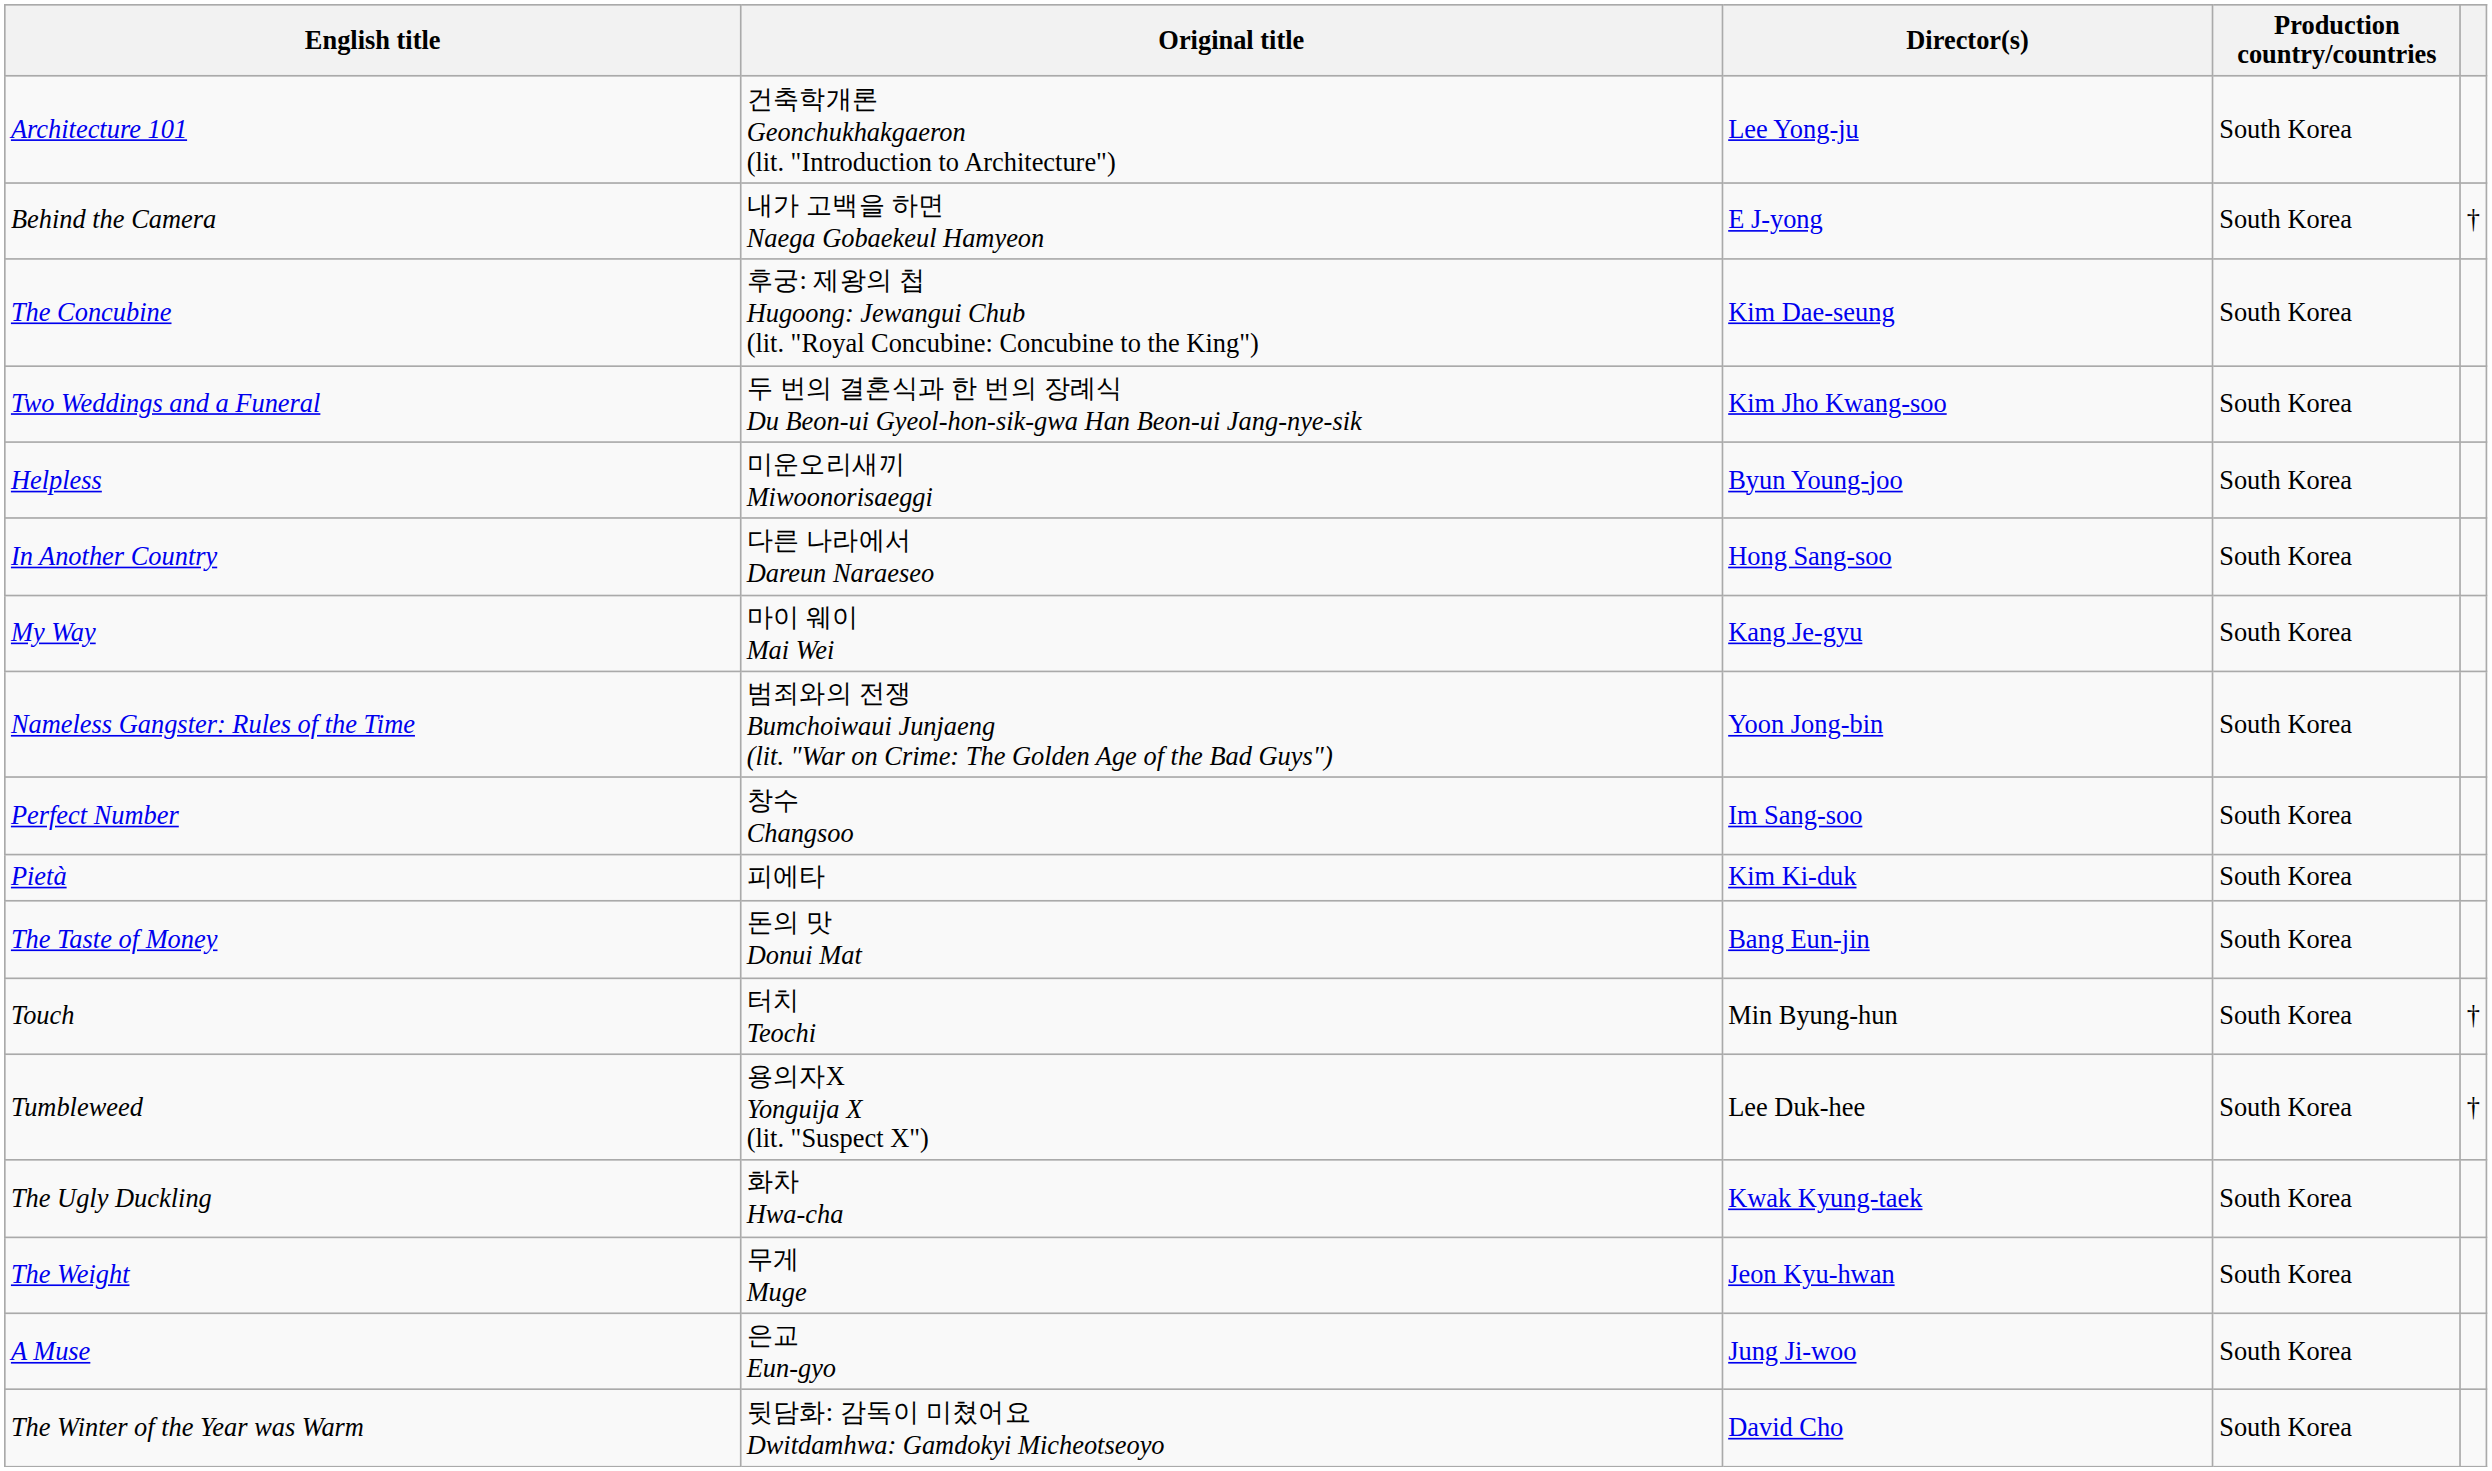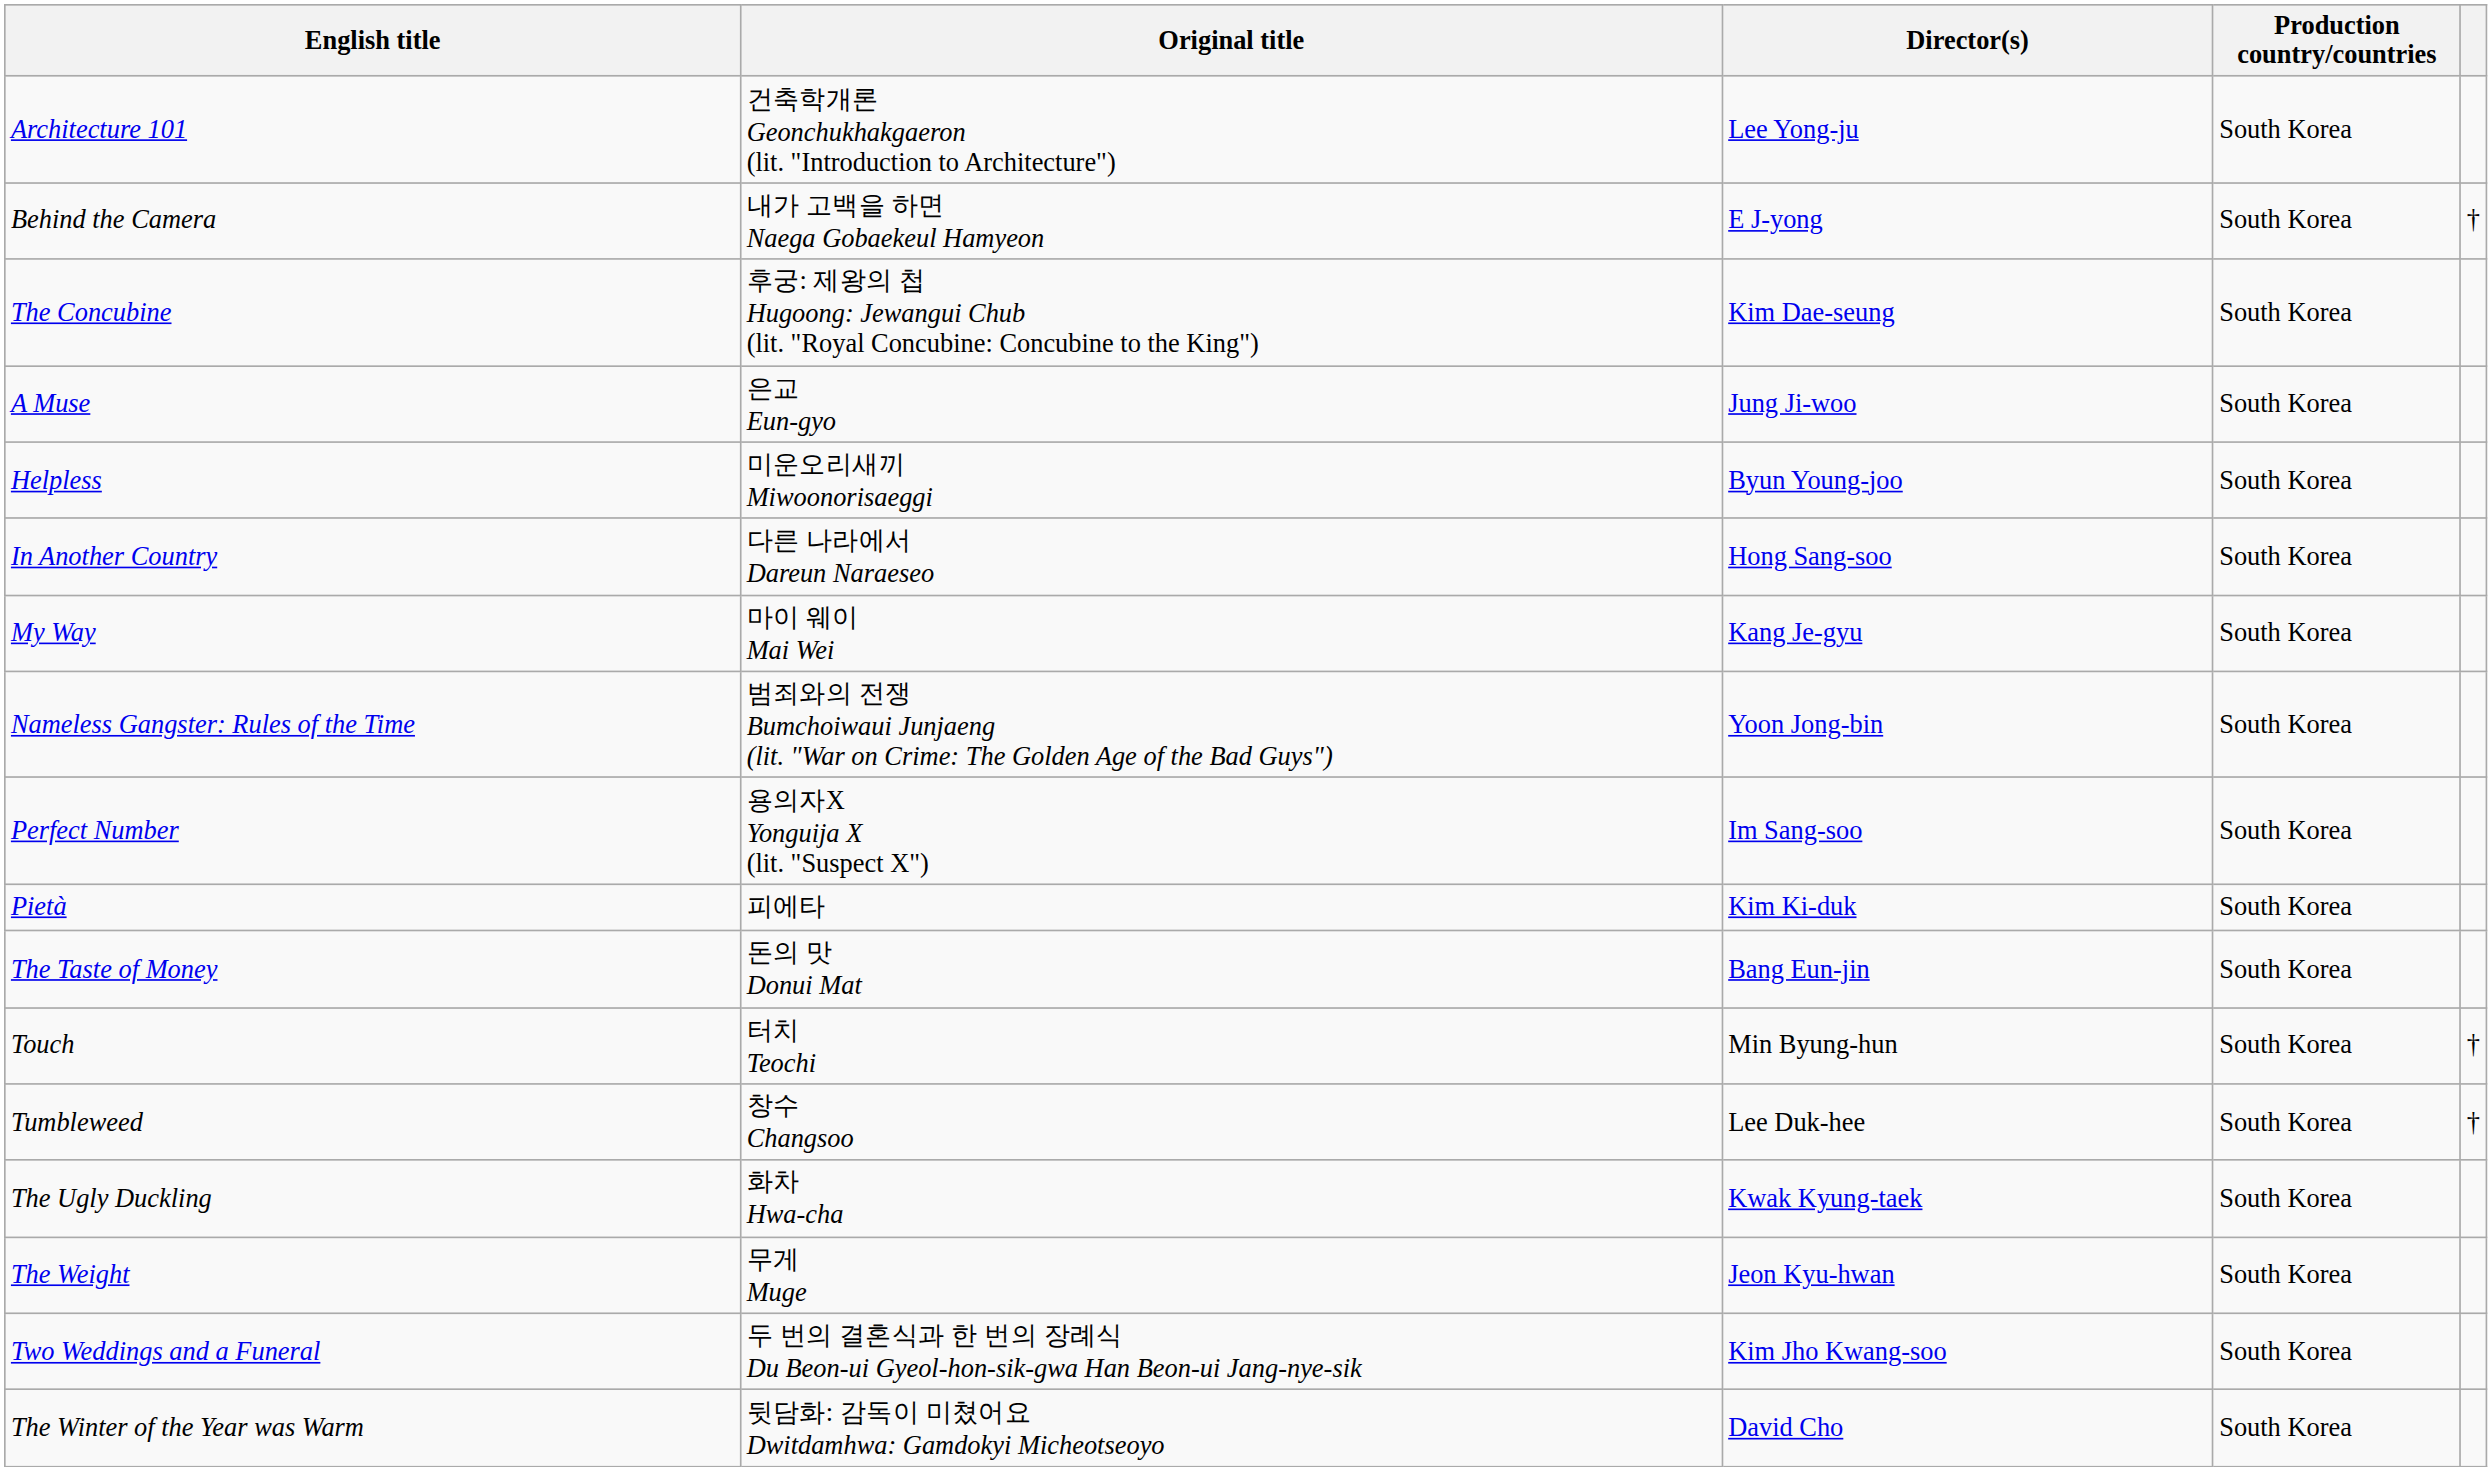rows swapped: (51, 1351) <-> (166, 403)
(800, 816) 창수 Changsoo -> (838, 831) 용의자X Yonguija X (lit. "Suspect X")
(838, 1107) 용의자X Yonguija X (lit. "Suspect X") -> (800, 1122) 창수 Changsoo
